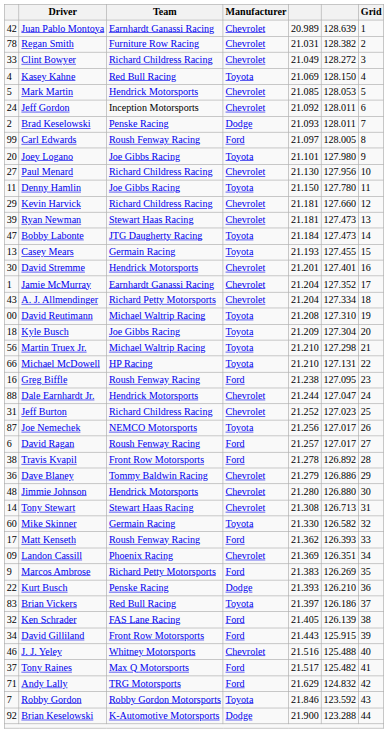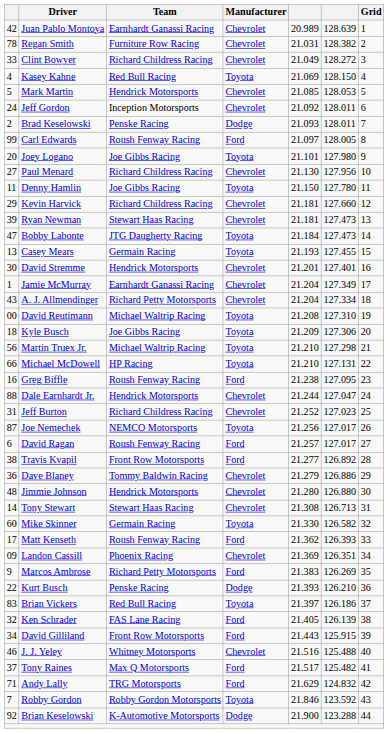(340, 284) 127.352 -> (340, 284) 127.349
(340, 332) 127.304 -> (340, 332) 127.306
(305, 460) 21.278 -> (305, 460) 21.277
